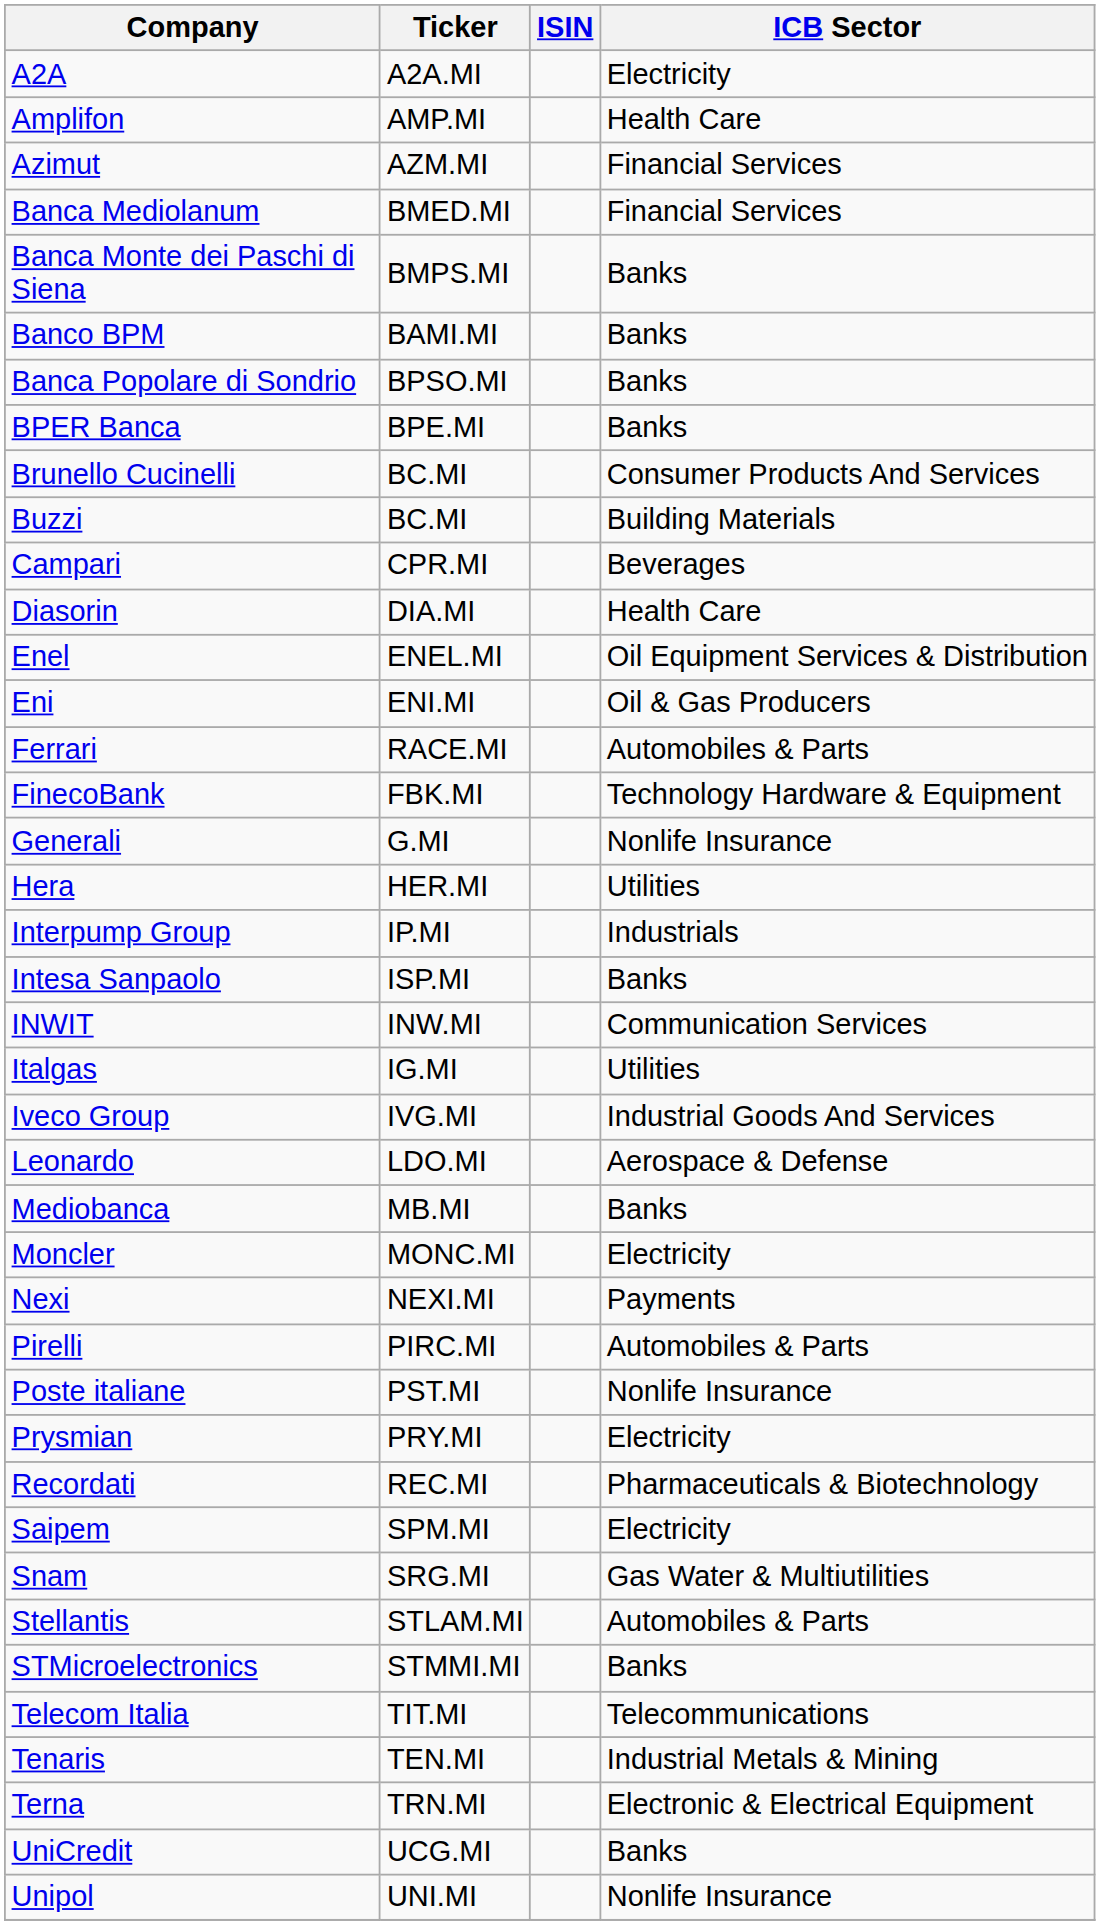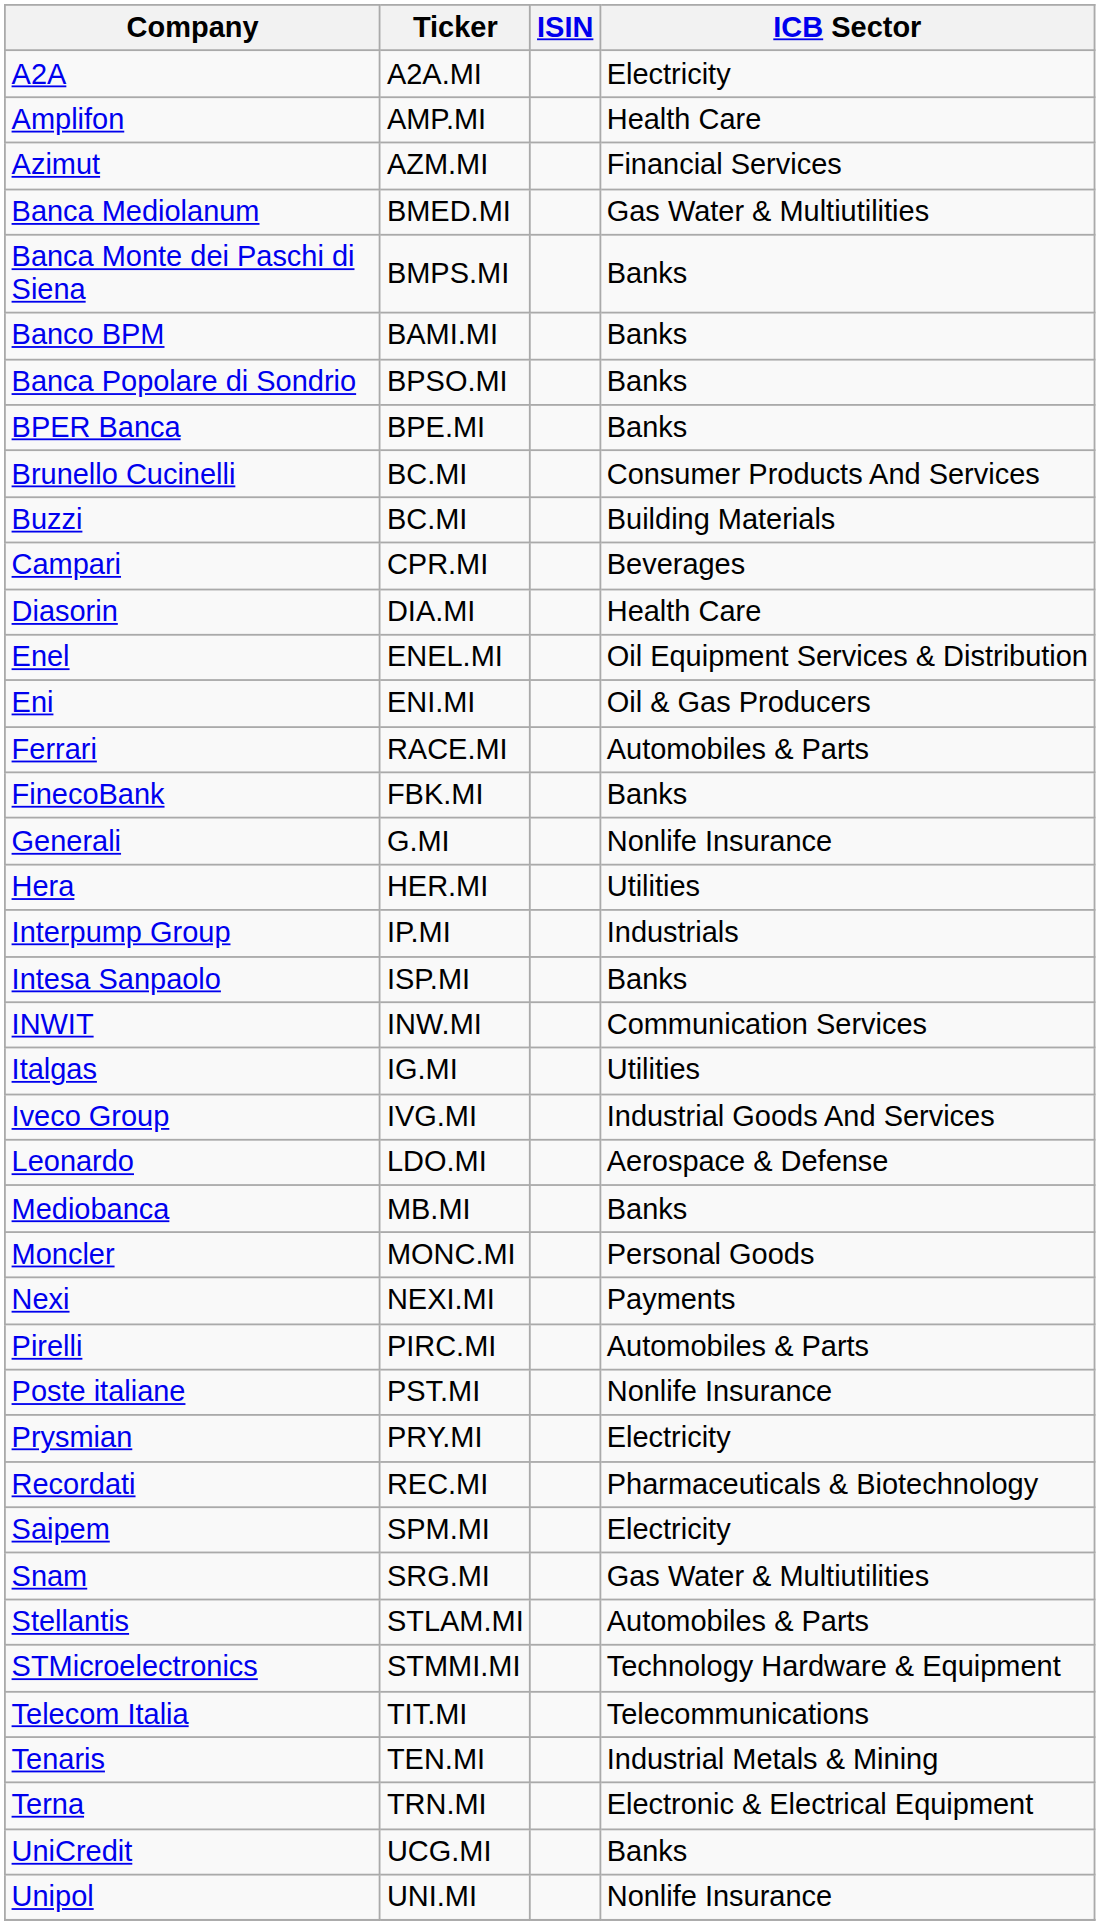(724, 211) Financial Services -> (768, 211) Gas Water & Multiutilities
(834, 794) Technology Hardware & Equipment -> (647, 794) Banks
(669, 1254) Electricity -> (711, 1254) Personal Goods
(647, 1667) Banks -> (834, 1667) Technology Hardware & Equipment
